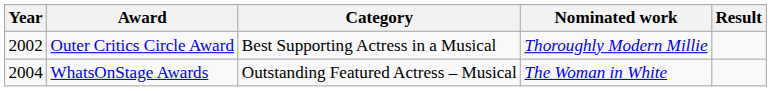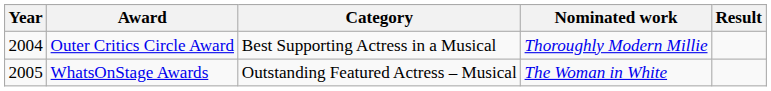(26, 45) 2002 -> (26, 45) 2004
(26, 72) 2004 -> (26, 72) 2005
